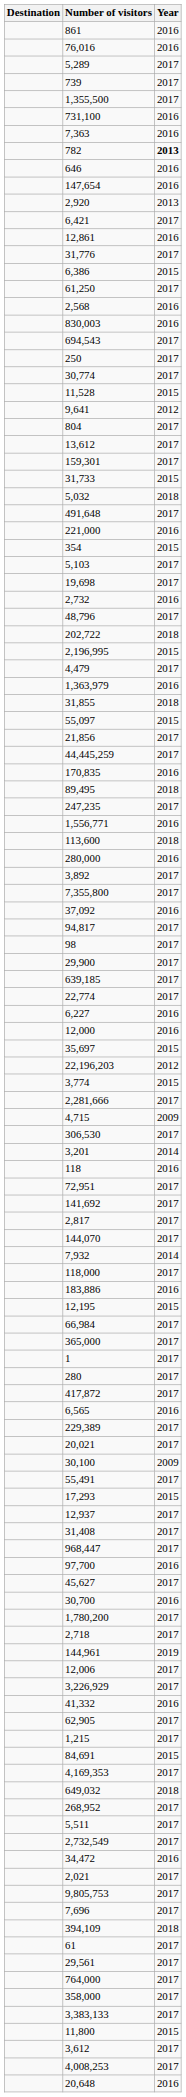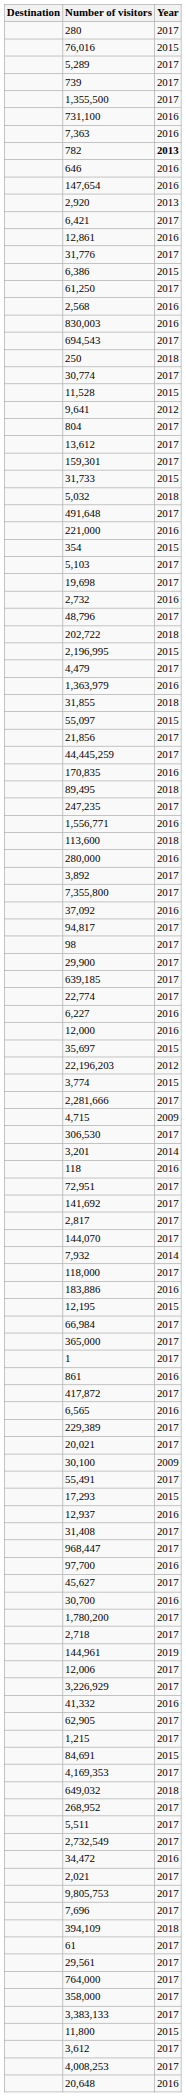rows swapped: (73, 30) <-> (73, 1376)
(168, 47) 2016 -> (168, 47) 2015
(168, 358) 2017 -> (168, 358) 2018
(168, 1514) 2017 -> (168, 1514) 2016
